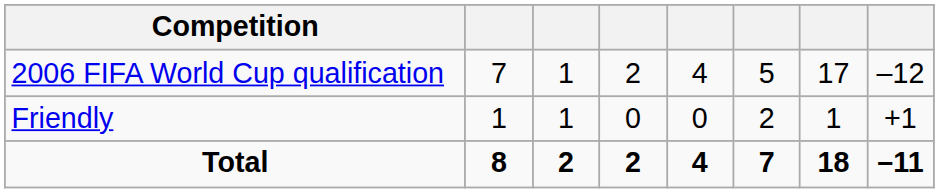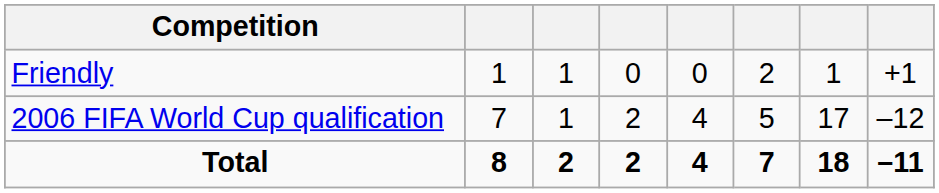rows swapped: (62, 118) <-> (228, 72)
